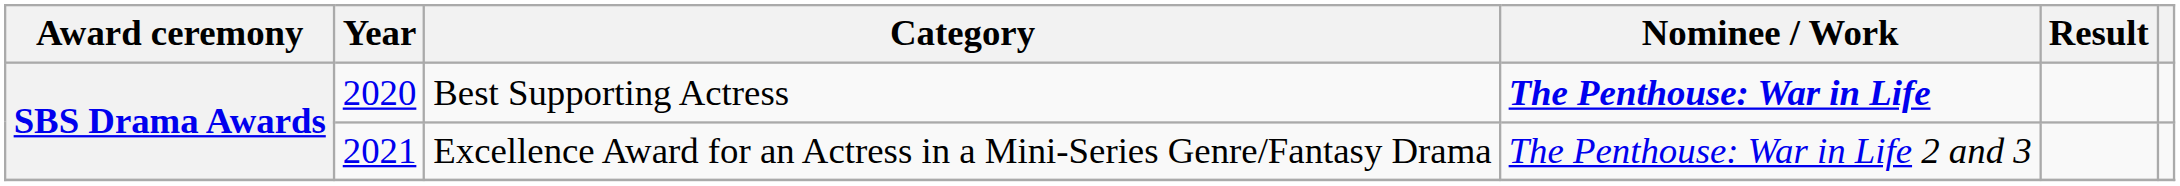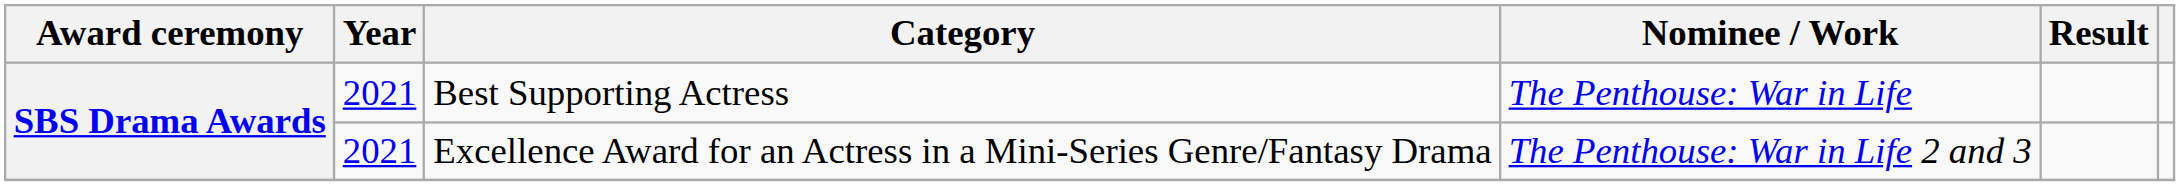(380, 92) 2020 -> (380, 92) 2021
(1720, 92) bold -> (1710, 92) normal
